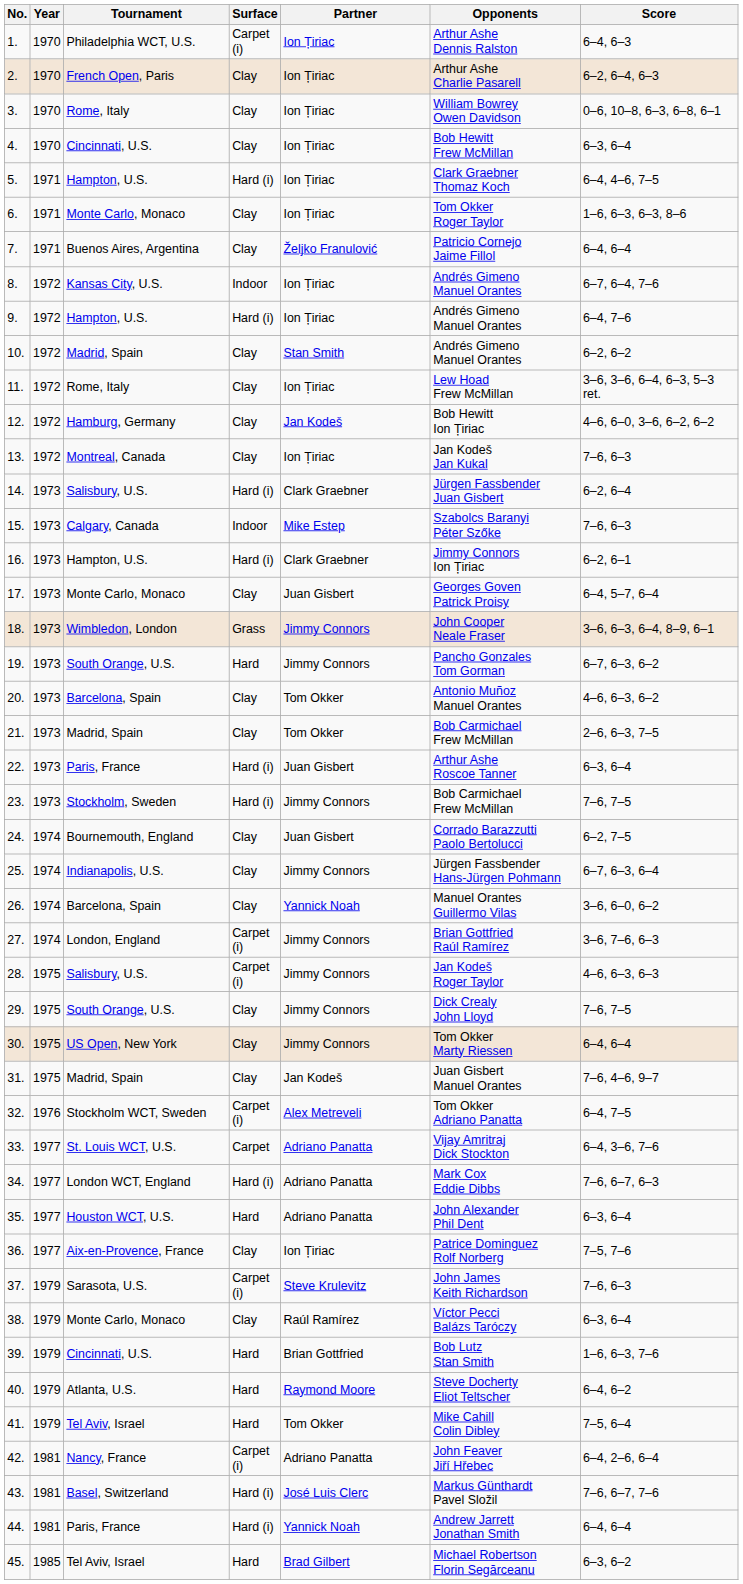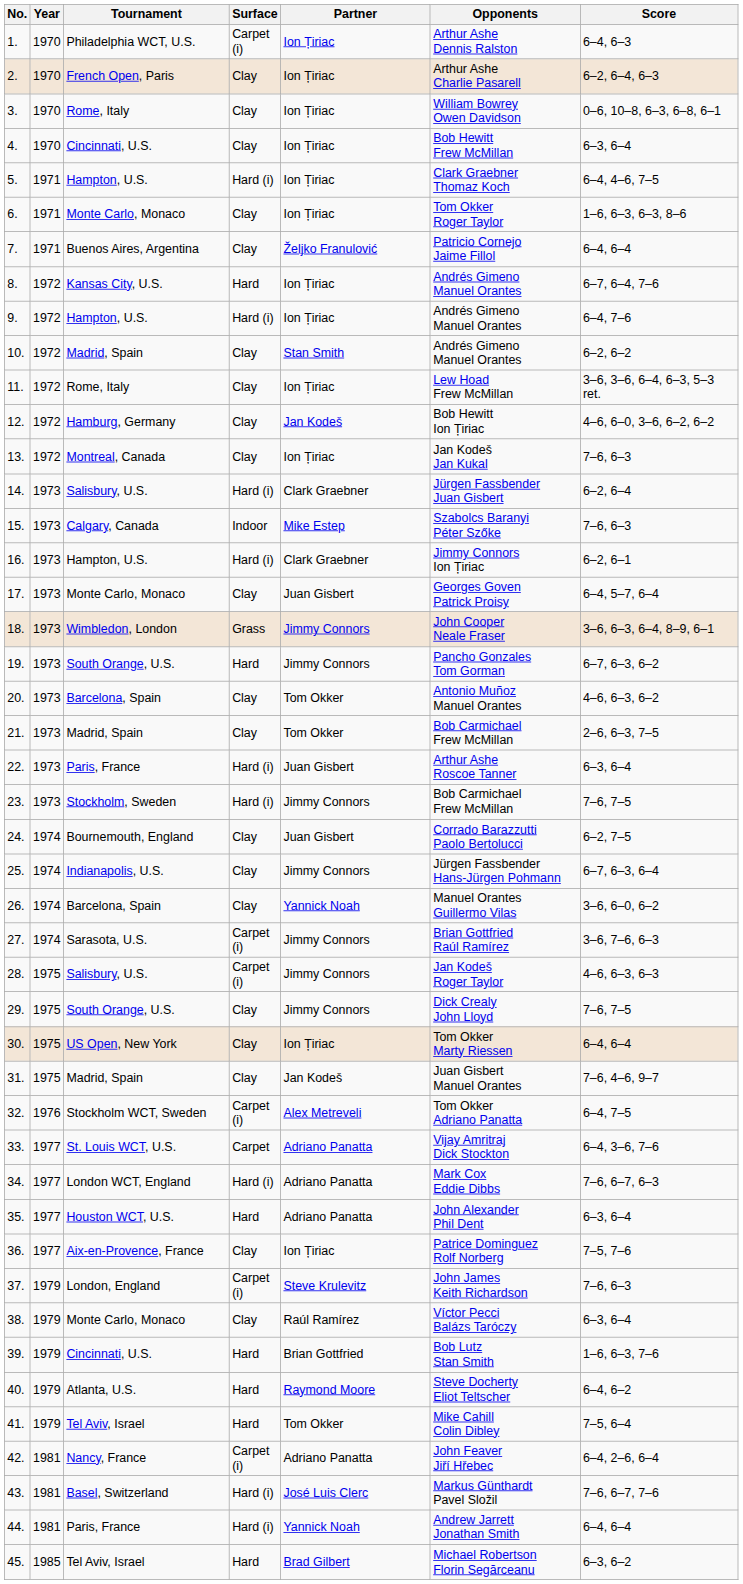(250, 283) Indoor -> (246, 283) Hard
(113, 939) London, England -> (107, 939) Sarasota, U.S.
(327, 1043) Jimmy Connors -> (309, 1043) Ion Țiriac
(107, 1285) Sarasota, U.S. -> (113, 1285) London, England
